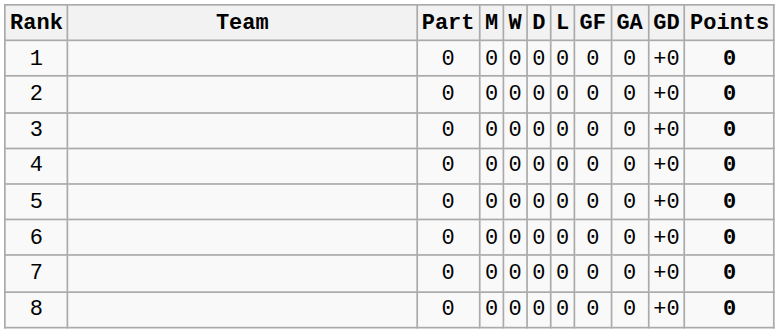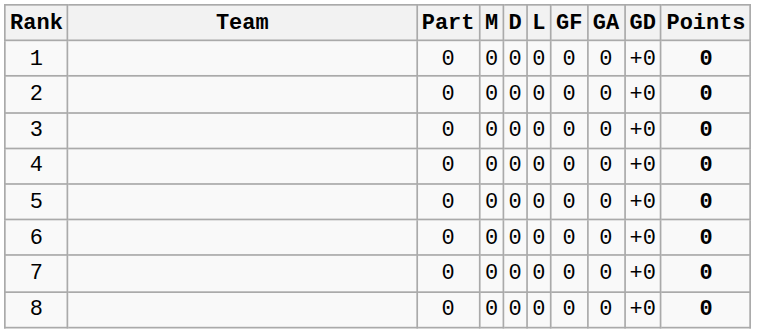- column: (515, 23)
